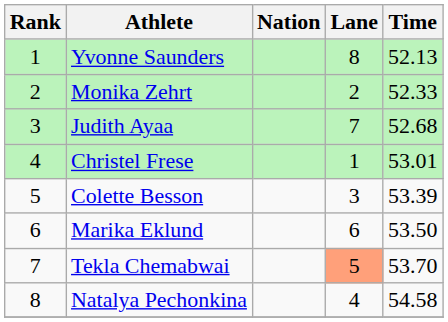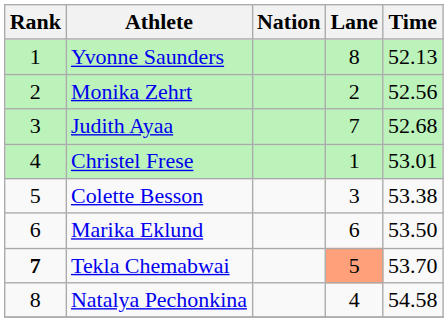(413, 91) 52.33 -> (413, 91) 52.56
(413, 195) 53.39 -> (413, 195) 53.38
(35, 265) normal -> (35, 265) bold
